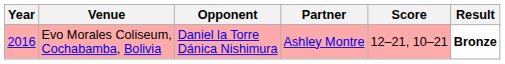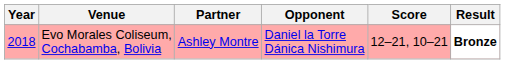columns swapped: (324, 15) <-> (228, 15)
(21, 42) 2016 -> (21, 42) 2018
